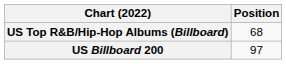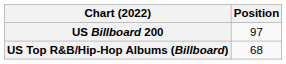rows swapped: (118, 50) <-> (118, 31)
